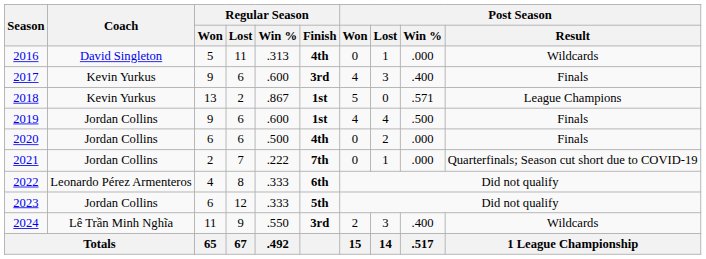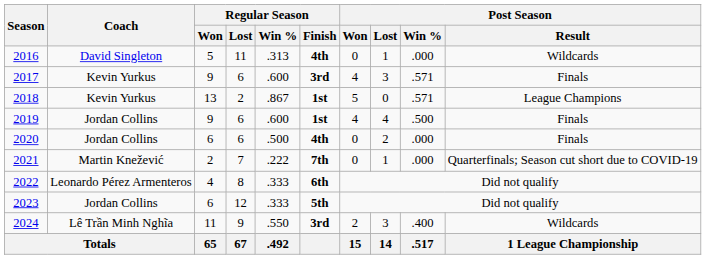(423, 77) .400 -> (423, 77) .571
(121, 160) Jordan Collins -> (121, 160) Martin Knežević
